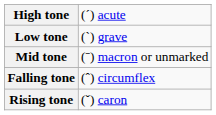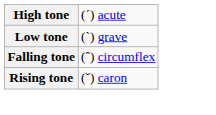- row: (41, 57)
